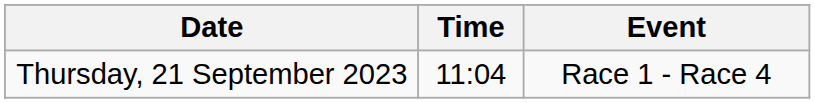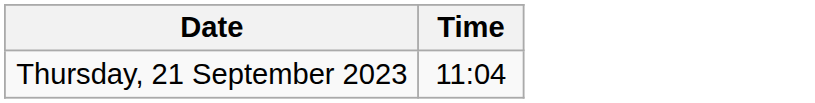- column: (666, 27)
